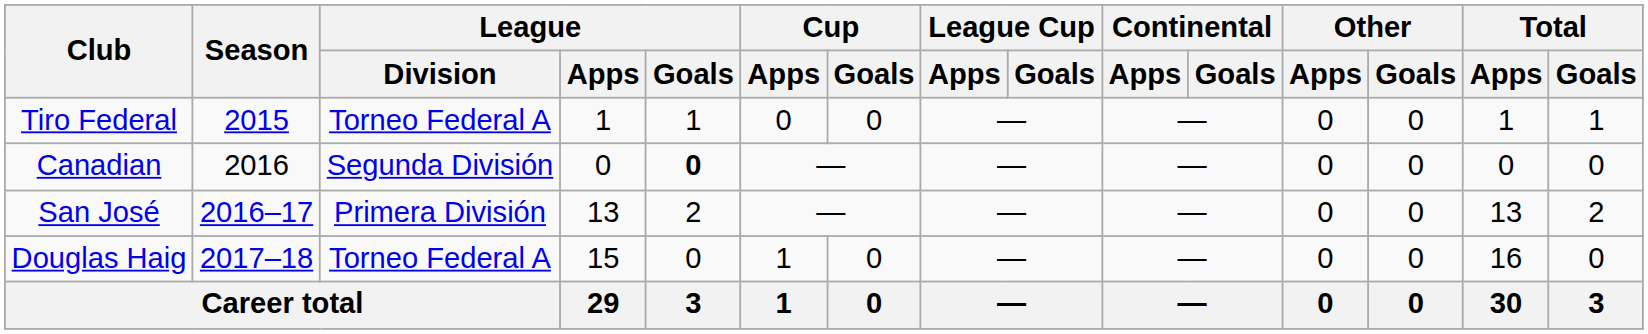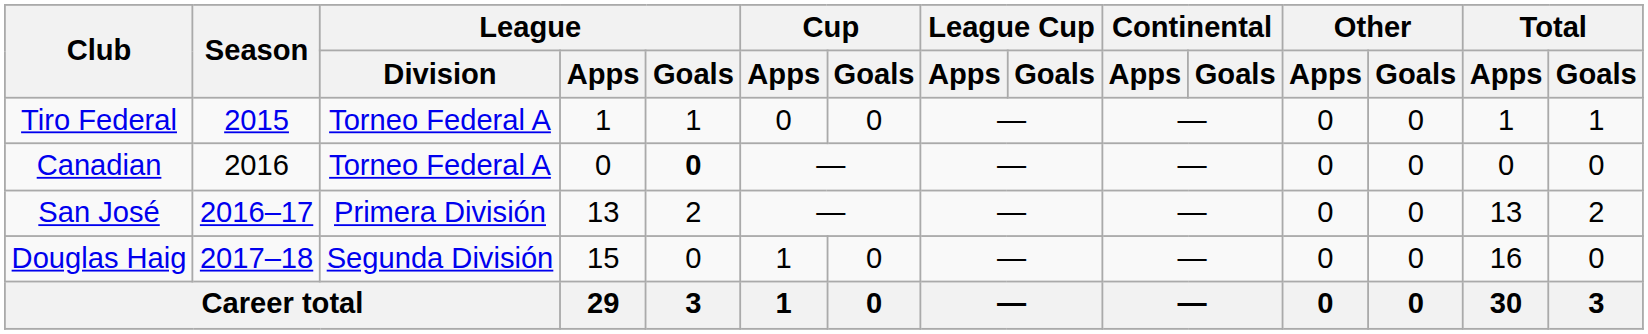(440, 166) Segunda División -> (440, 166) Torneo Federal A
(440, 258) Torneo Federal A -> (440, 258) Segunda División
